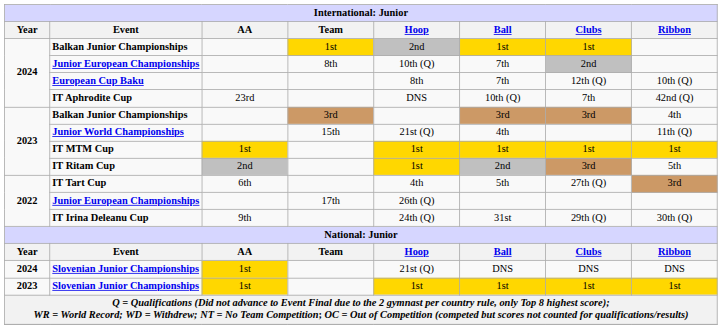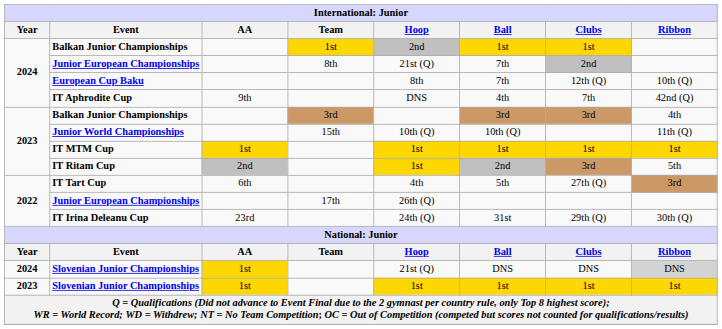(417, 64) 10th (Q) -> (417, 64) 21st (Q)
(245, 98) 23rd -> (245, 98) 9th
(503, 98) 10th (Q) -> (503, 98) 4th
(417, 132) 21st (Q) -> (417, 132) 10th (Q)
(503, 132) 4th -> (503, 132) 10th (Q)
(245, 217) 9th -> (245, 217) 23rd
(675, 269) no background -> (675, 269) lightgrey background
